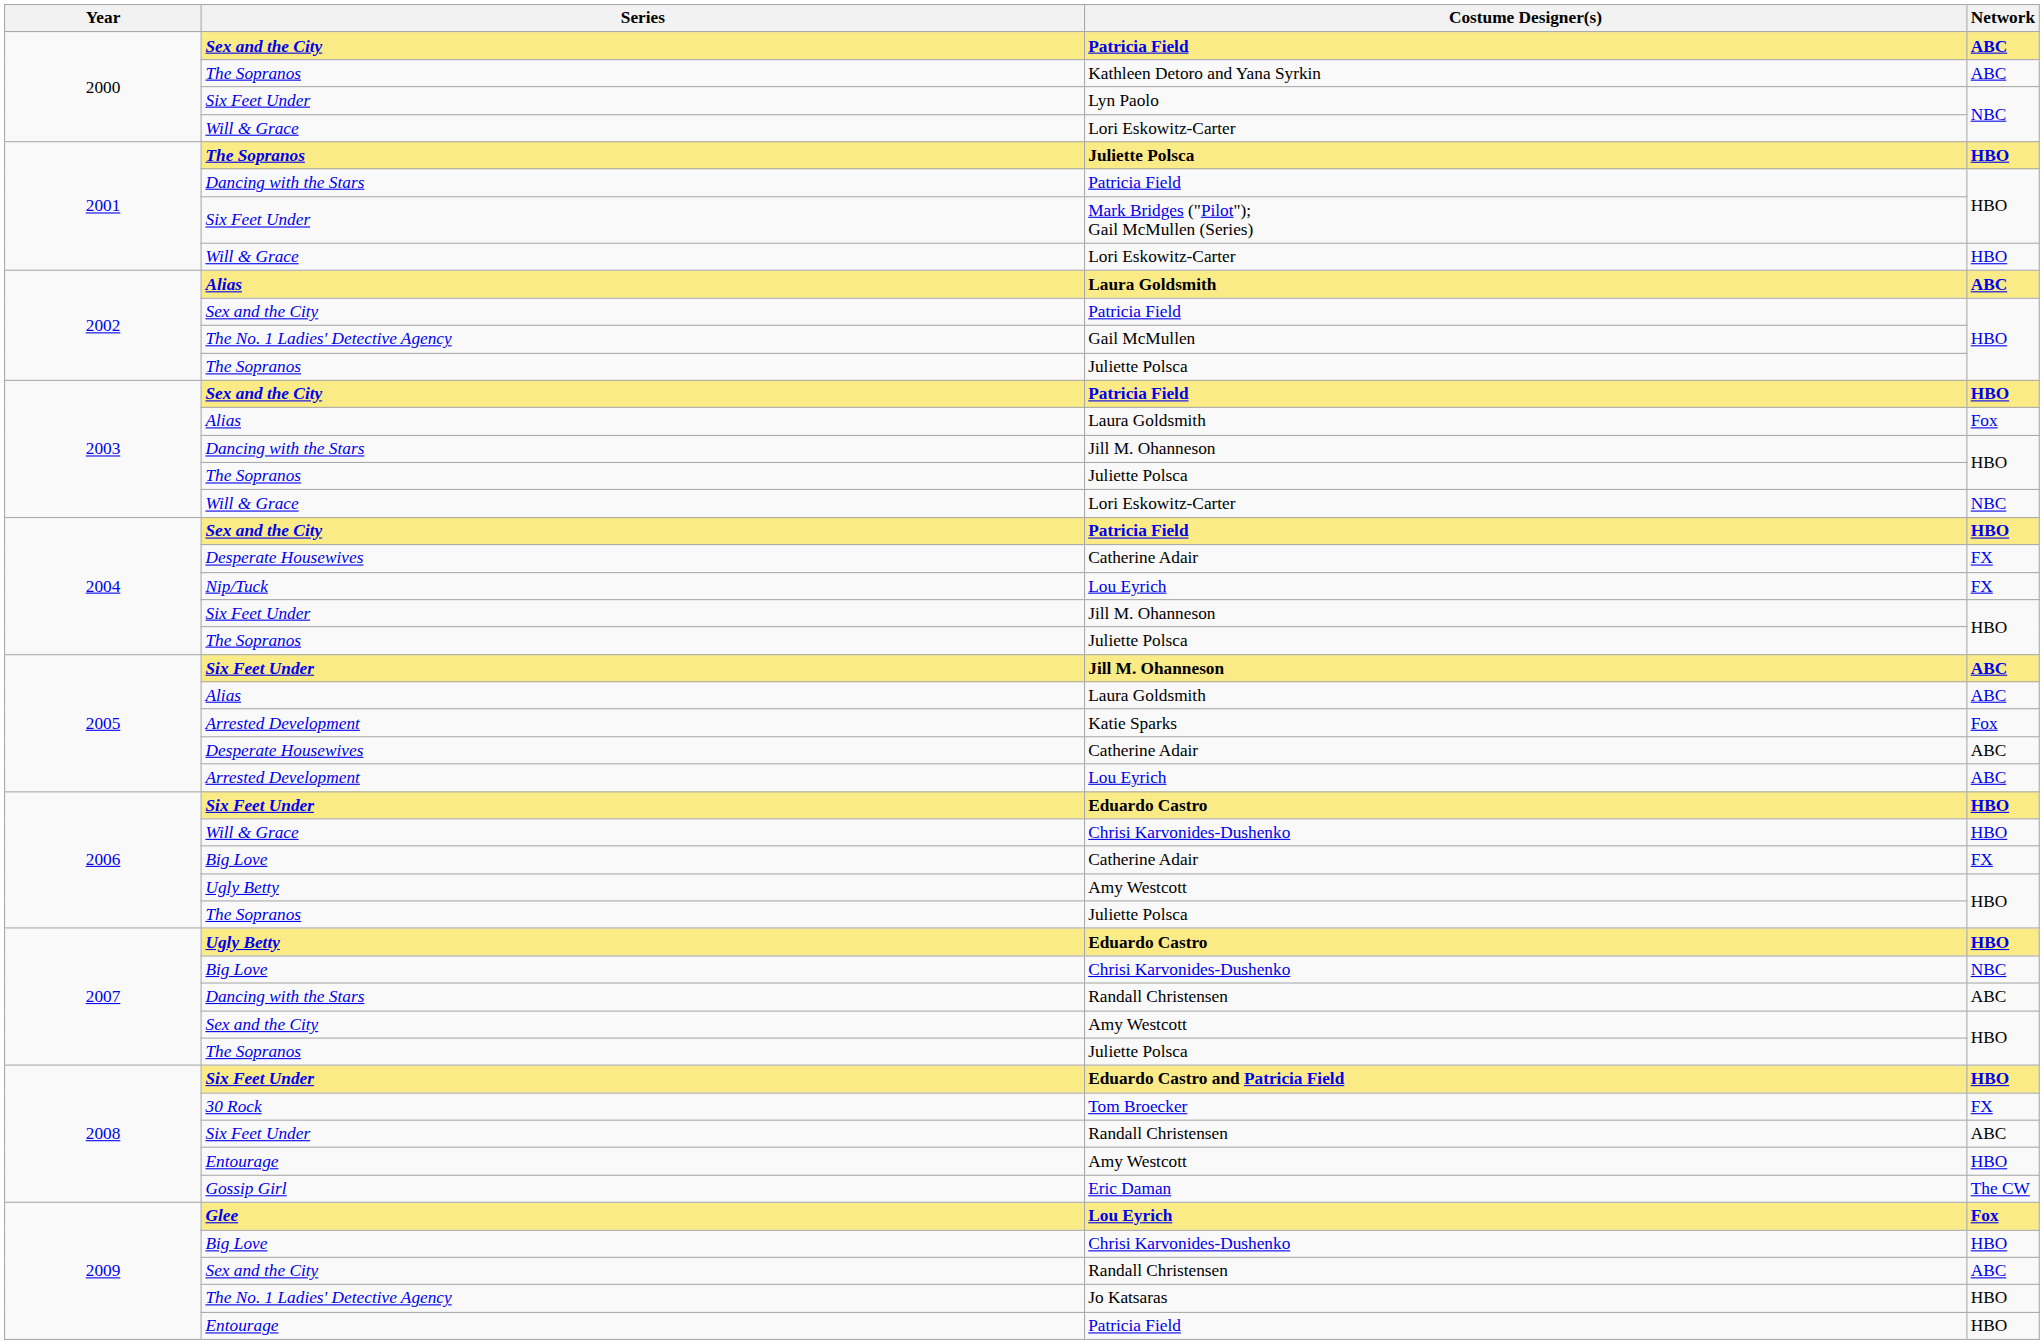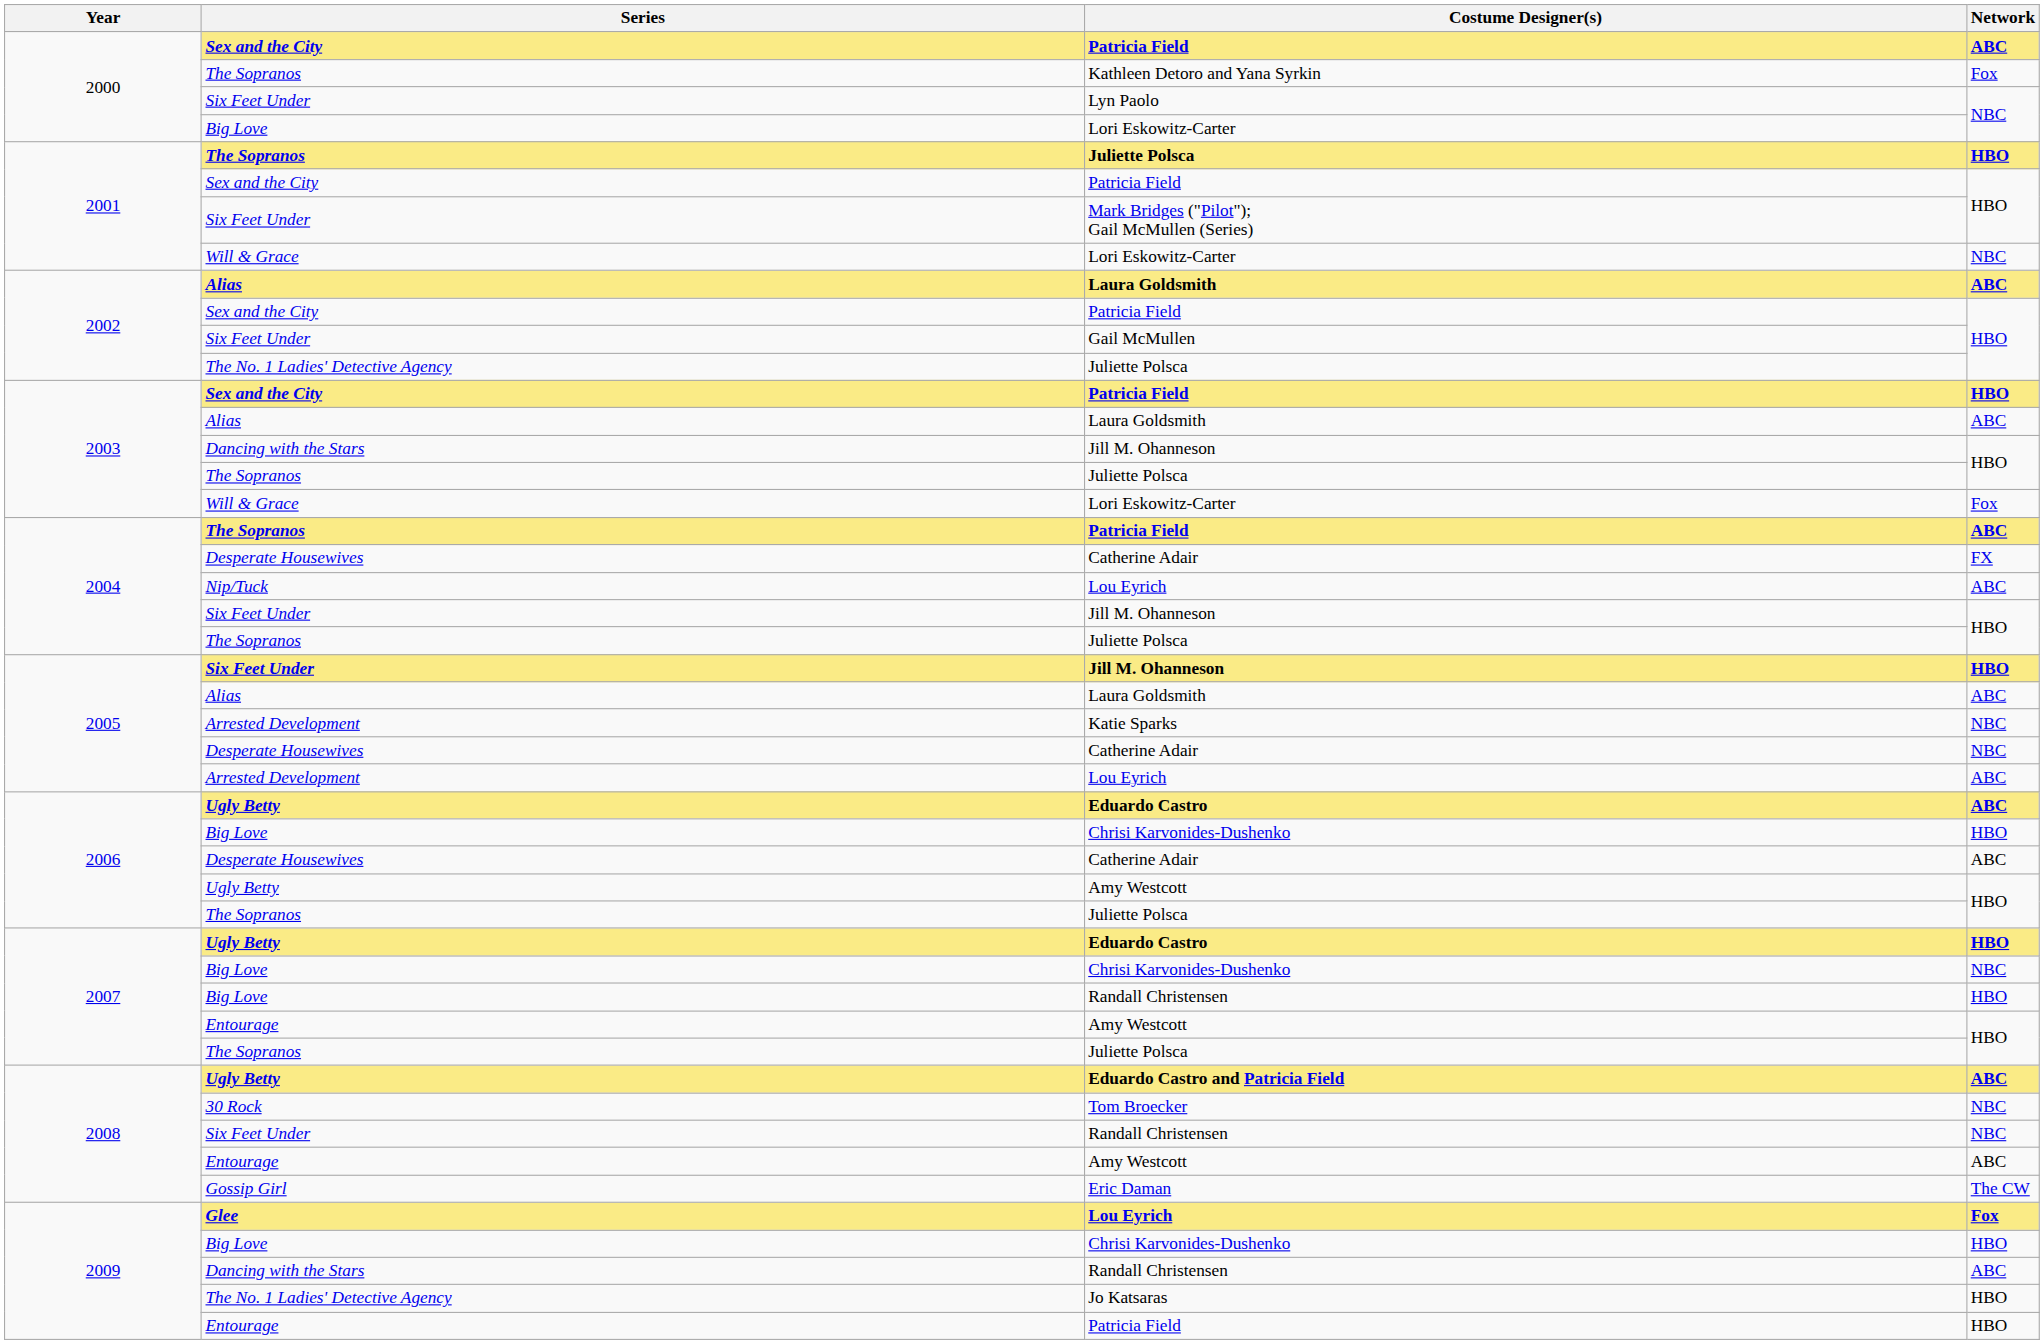(1989, 73) ABC -> (1984, 73) Fox
(252, 127) Will & Grace -> (236, 127) Big Love
(285, 182) Dancing with the Stars -> (262, 182) Sex and the City
(1989, 256) HBO -> (1989, 256) NBC
(329, 339) The No. 1 Ladies' Detective Agency -> (258, 339) Six Feet Under
(253, 366) The Sopranos -> (329, 366) The No. 1 Ladies' Detective Agency
(1984, 421) Fox -> (1989, 421) ABC
(1989, 503) NBC -> (1984, 503) Fox
(264, 530) Sex and the City -> (255, 530) The Sopranos
(1990, 530) HBO -> (1989, 530) ABC
(1982, 585) FX -> (1989, 585) ABC
(1989, 667) ABC -> (1990, 667) HBO
(1984, 722) Fox -> (1989, 722) NBC
(1989, 750) ABC -> (1989, 750) NBC
(260, 804) Six Feet Under -> (243, 804) Ugly Betty
(1990, 804) HBO -> (1989, 804) ABC
(252, 832) Will & Grace -> (236, 832) Big Love
(236, 859) Big Love -> (284, 859) Desperate Housewives
(1982, 859) FX -> (1989, 859) ABC
(285, 996) Dancing with the Stars -> (236, 996) Big Love
(1989, 996) ABC -> (1989, 996) HBO
(262, 1024) Sex and the City -> (242, 1024) Entourage
(260, 1079) Six Feet Under -> (243, 1079) Ugly Betty
(1990, 1079) HBO -> (1989, 1079) ABC
(1982, 1106) FX -> (1989, 1106) NBC
(1989, 1133) ABC -> (1989, 1133) NBC
(1989, 1161) HBO -> (1989, 1161) ABC
(262, 1270) Sex and the City -> (285, 1270) Dancing with the Stars
